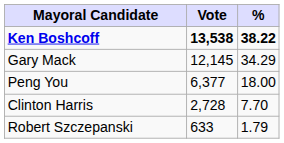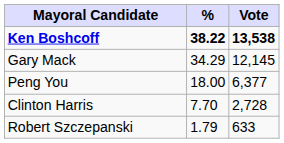columns swapped: (212, 15) <-> (258, 15)
